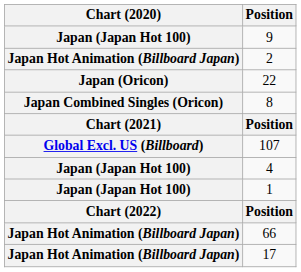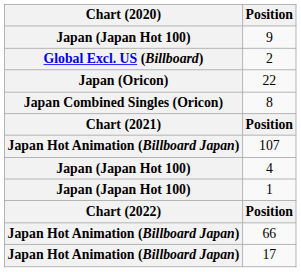(123, 59) Japan Hot Animation (Billboard Japan) -> (123, 59) Global Excl. US (Billboard)
(123, 146) Global Excl. US (Billboard) -> (123, 146) Japan Hot Animation (Billboard Japan)
